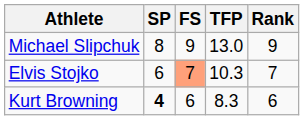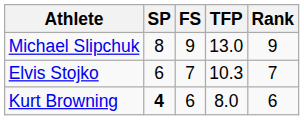(190, 74) lightsalmon background -> (190, 74) no background
(226, 101) 8.3 -> (226, 101) 8.0
